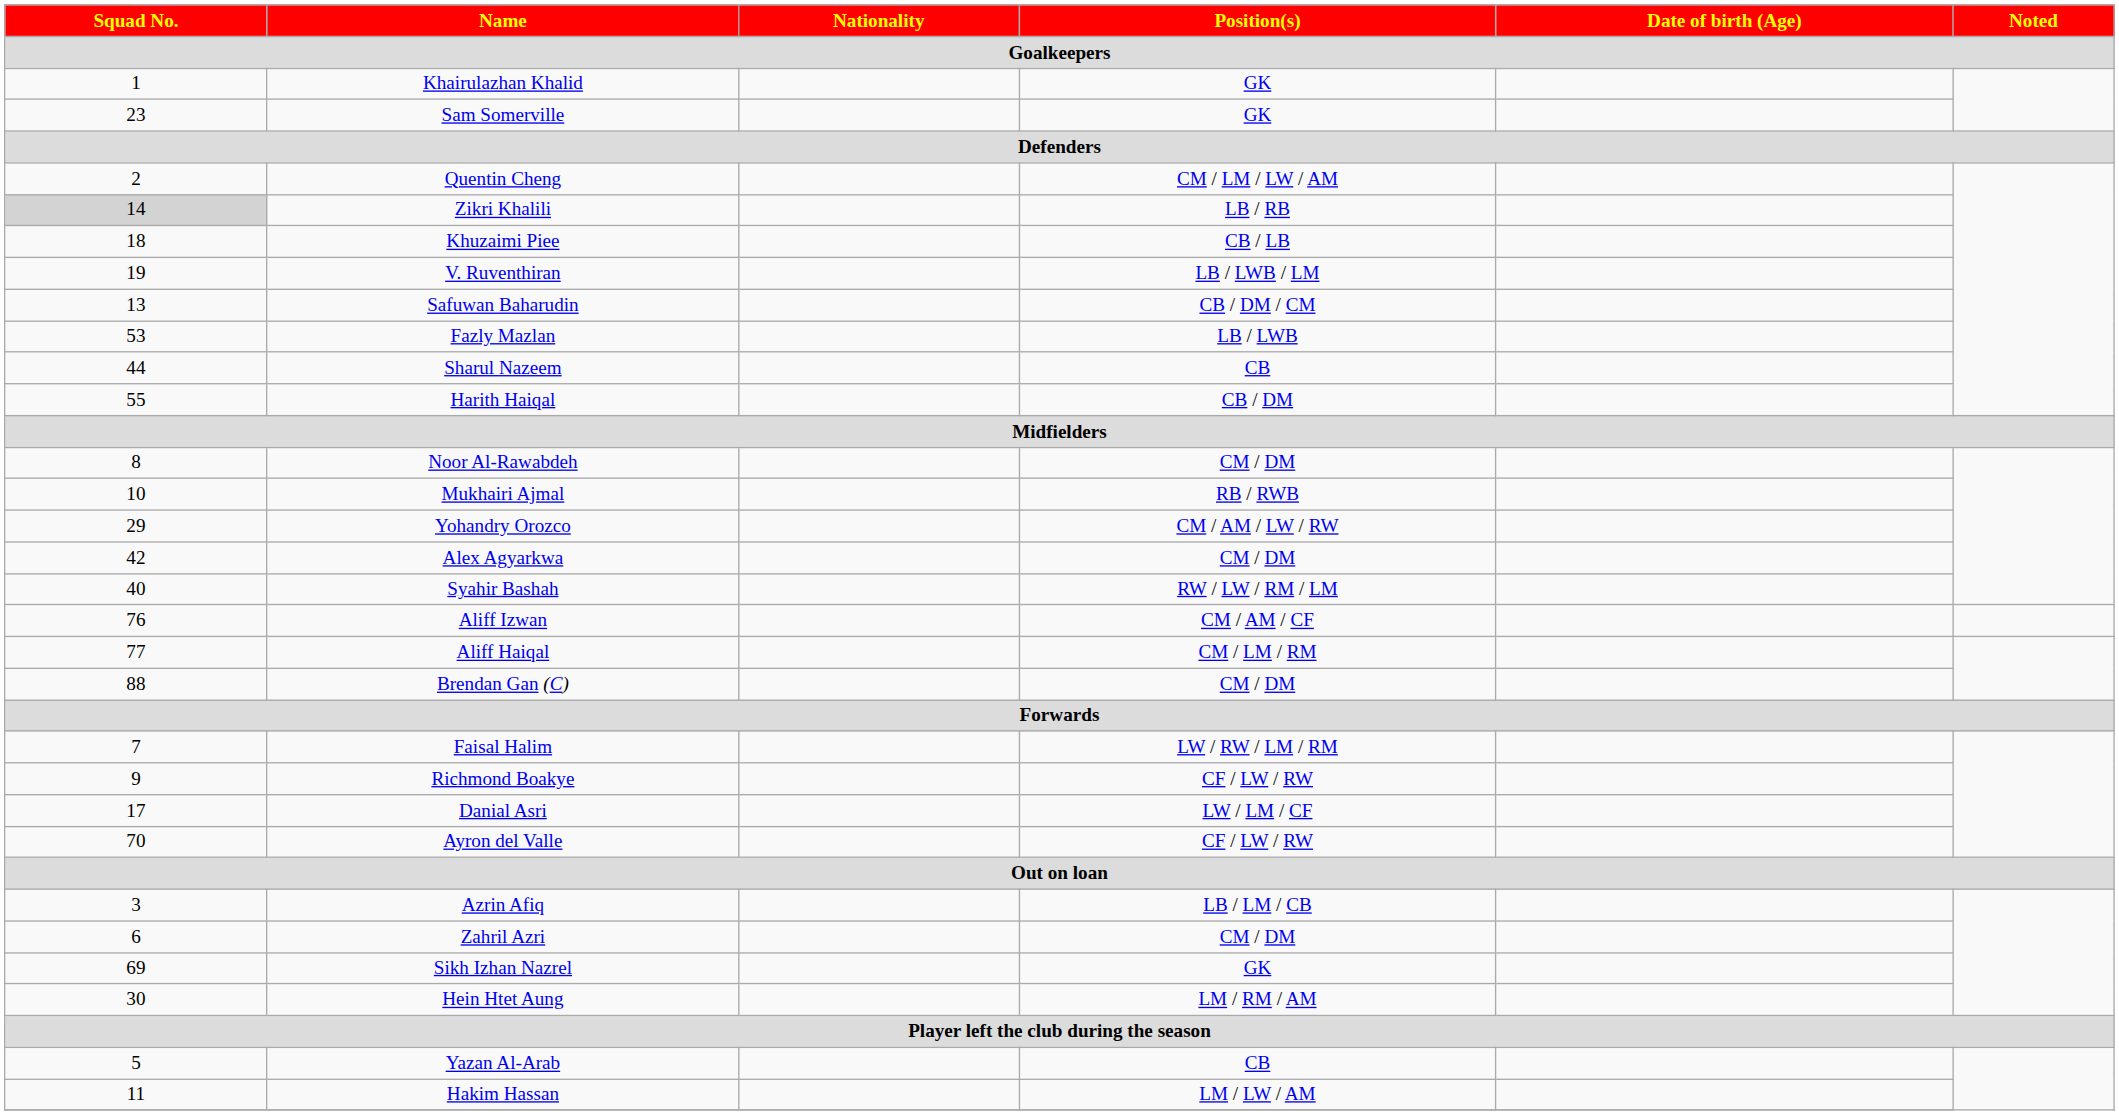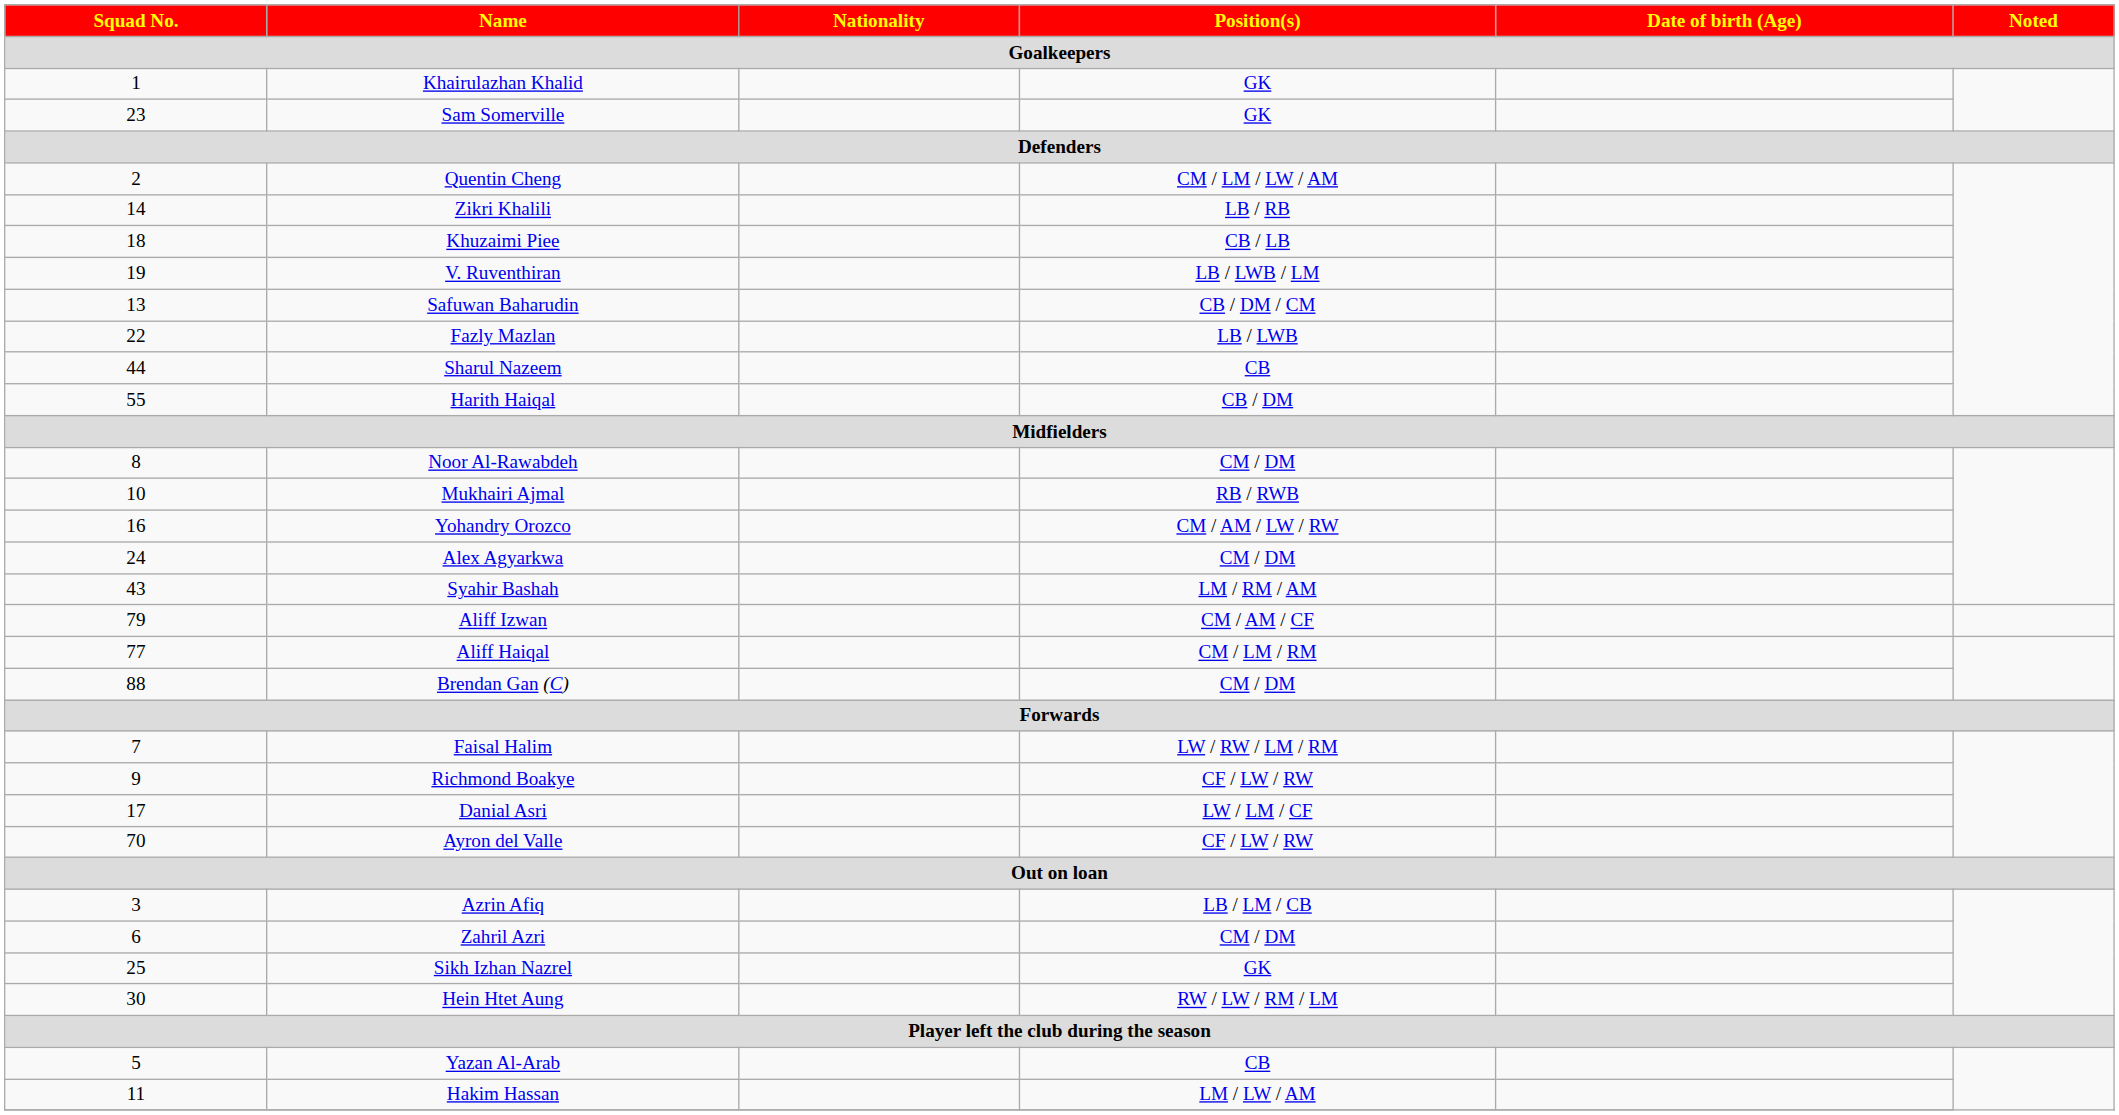(136, 210) lightgrey background -> (136, 210) no background
(136, 336) 53 -> (136, 336) 22
(136, 526) 29 -> (136, 526) 16
(136, 557) 42 -> (136, 557) 24
(136, 589) 40 -> (136, 589) 43
(1257, 589) RW / LW / RM / LM -> (1257, 589) LM / RM / AM
(136, 620) 76 -> (136, 620) 79
(136, 968) 69 -> (136, 968) 25
(1257, 999) LM / RM / AM -> (1257, 999) RW / LW / RM / LM
